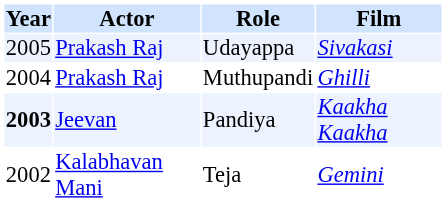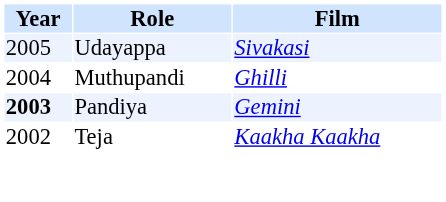- column: (127, 18)
(352, 119) Kaakha Kaakha -> (268, 107) Gemini
(351, 174) Gemini -> (307, 136) Kaakha Kaakha
